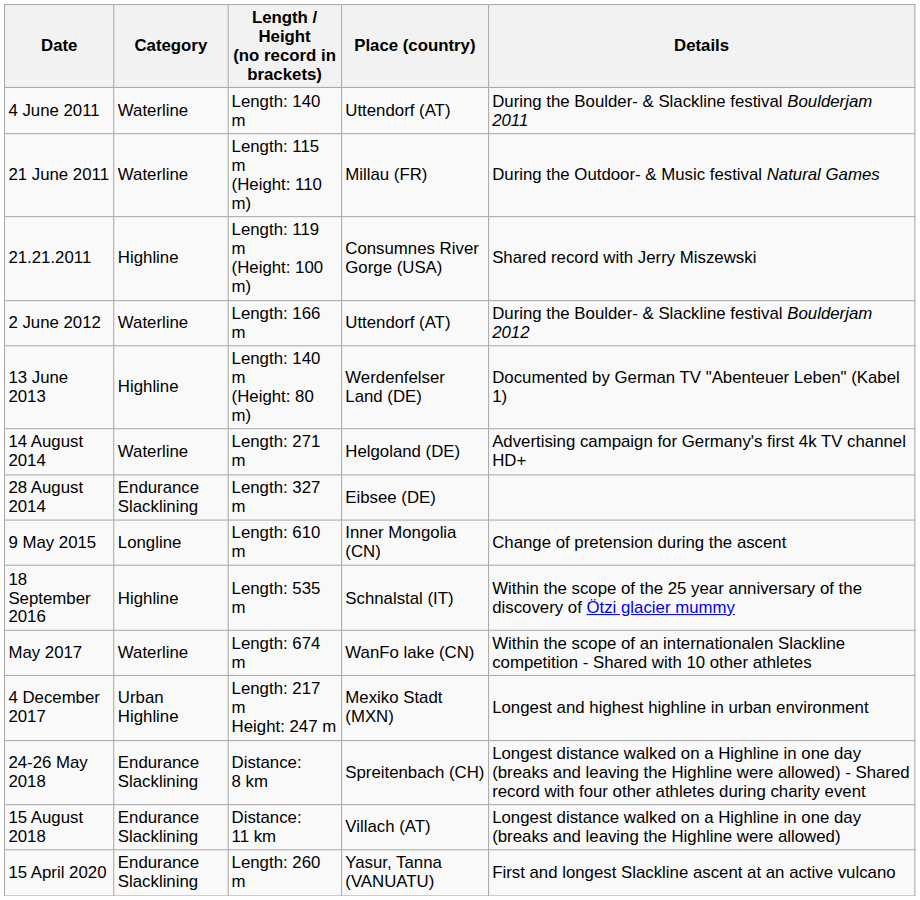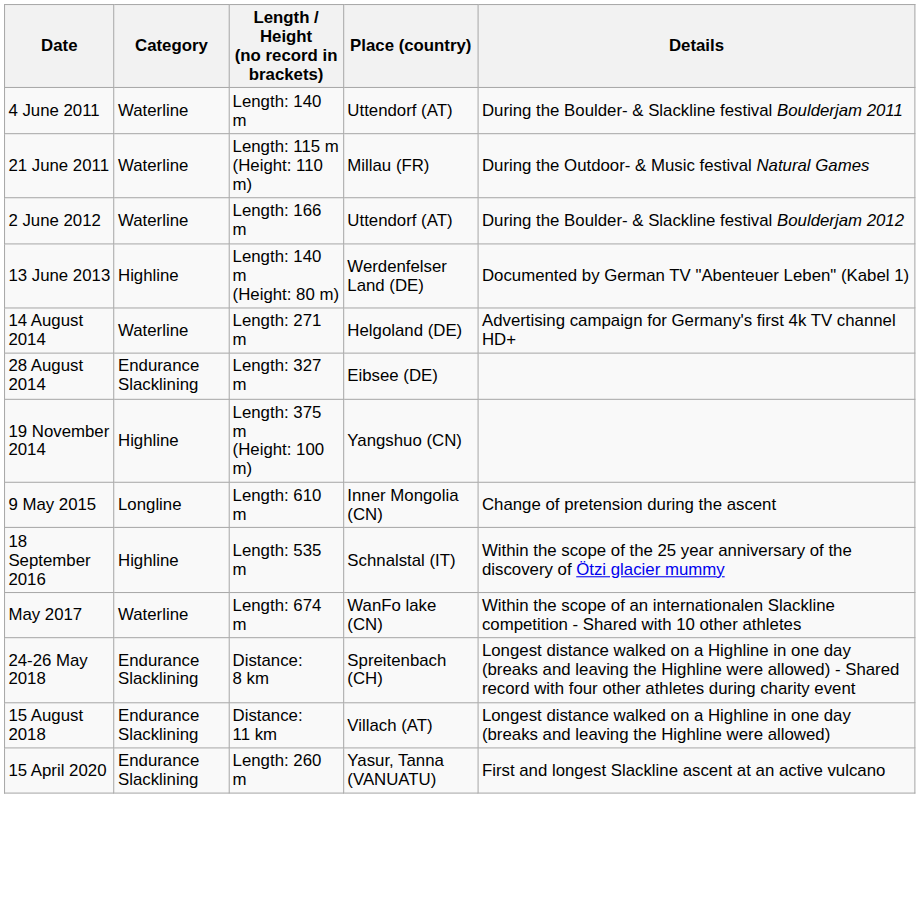- row: (50, 258)
+ row: (59, 440)
- row: (54, 707)
